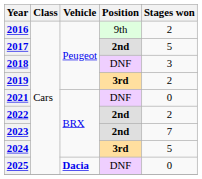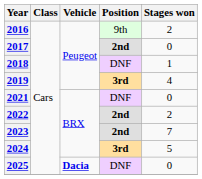(169, 47) 5 -> (169, 47) 0
(169, 64) 3 -> (169, 64) 1
(169, 81) 2 -> (169, 81) 4
